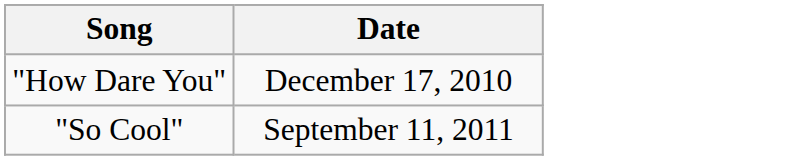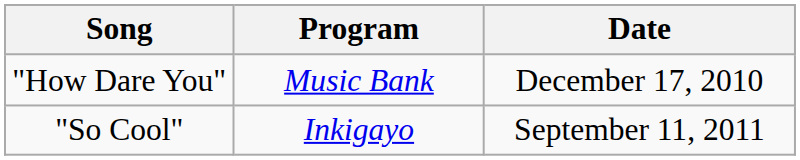+ column: (359, 29)
